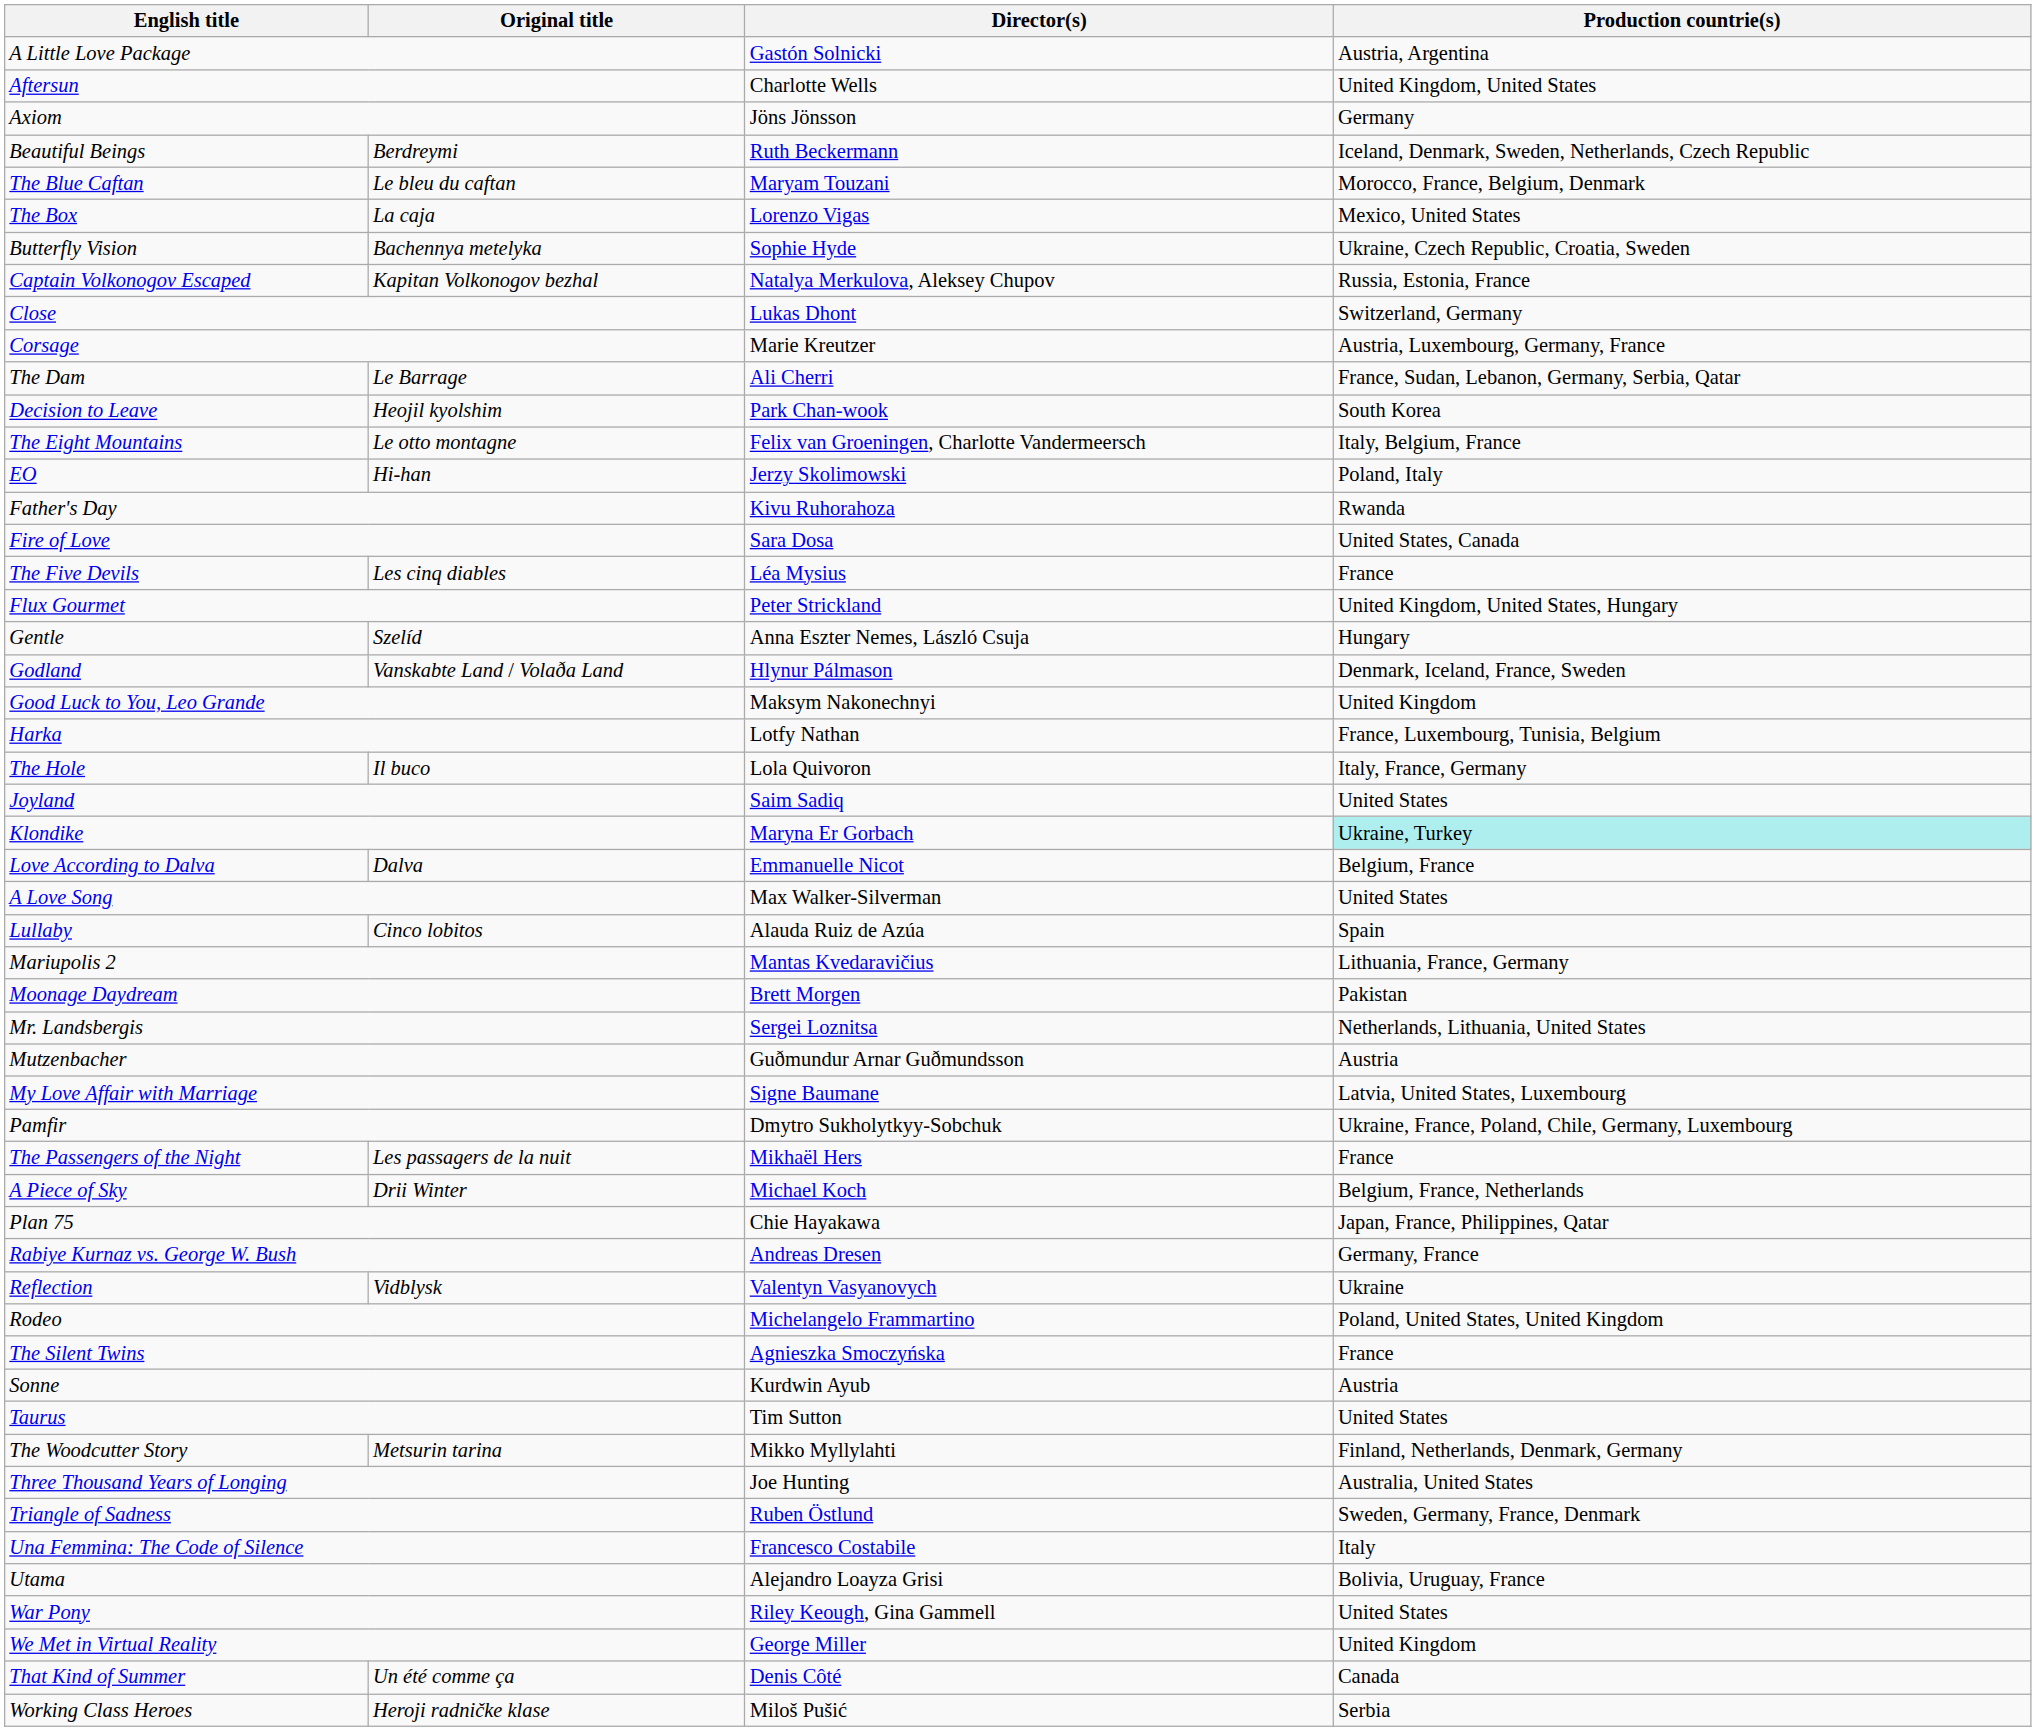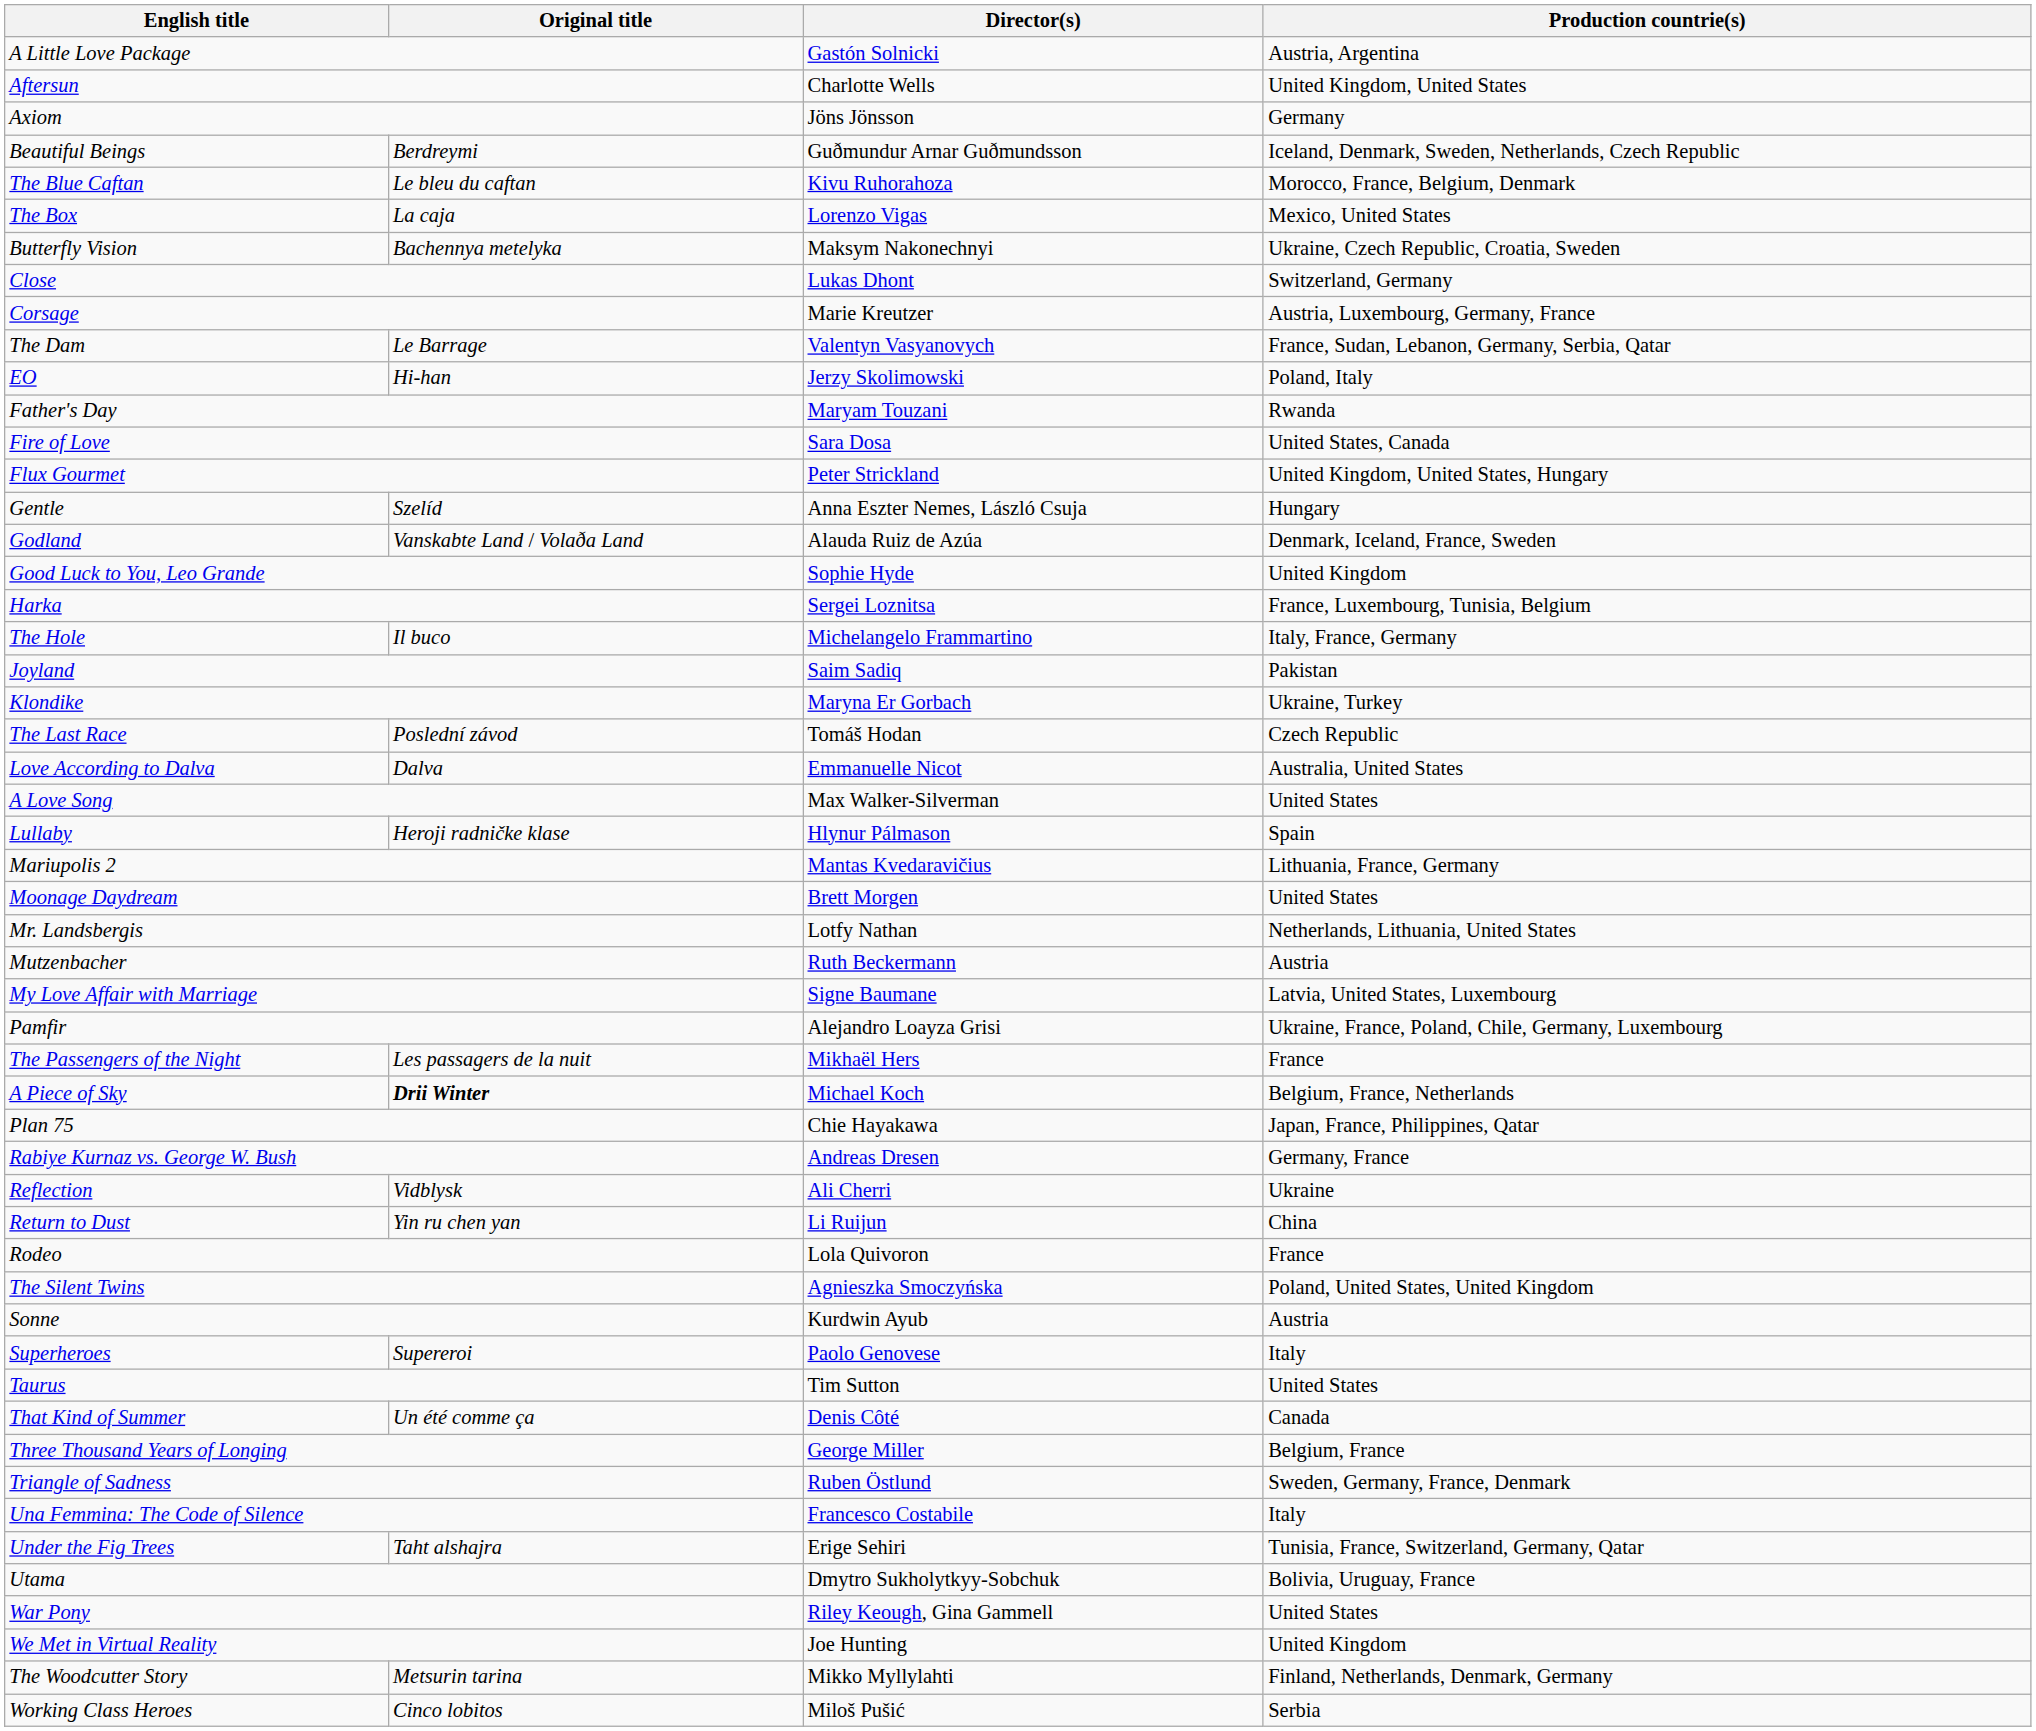(824, 150) Ruth Beckermann -> (945, 150) Guðmundur Arnar Guðmundsson
(820, 183) Maryam Touzani -> (880, 183) Kivu Ruhorahoza
(803, 248) Sophie Hyde -> (901, 248) Maksym Nakonechnyi
- row: (130, 280)
(792, 378) Ali Cherri -> (901, 345) Valentyn Vasyanovych
- row: (83, 410)
- row: (96, 442)
(822, 507) Kivu Ruhorahoza -> (877, 410) Maryam Touzani
- row: (74, 572)
(821, 670) Hlynur Pálmason -> (895, 540) Alauda Ruiz de Azúa
(843, 702) Maksym Nakonechnyi -> (861, 572) Sophie Hyde
(805, 735) Lotfy Nathan -> (871, 605) Sergei Loznitsa
(810, 767) Lola Quivoron -> (920, 637) Michelangelo Frammartino
(1393, 800) United States -> (1303, 670) Pakistan
(1405, 832) paleturquoise background -> (1335, 702) no background
+ row: (68, 735)
(1406, 865) Belgium, France -> (1366, 767) Australia, United States
(428, 930) Cinco lobitos -> (481, 832) Heroji radničke klase
(837, 930) Alauda Ruiz de Azúa -> (879, 832) Hlynur Pálmason
(1373, 995) Pakistan -> (1323, 897) United States
(814, 1027) Sergei Loznitsa -> (862, 930) Lotfy Nathan
(887, 1060) Guðmundur Arnar Guðmundsson -> (882, 962) Ruth Beckermann
(876, 1125) Dmytro Sukholytkyy-Sobchuk -> (904, 1027) Alejandro Loayza Grisi
(420, 1190) normal -> (441, 1092) bold
(843, 1287) Valentyn Vasyanovych -> (849, 1190) Ali Cherri
+ row: (70, 1222)
(862, 1319) Michelangelo Frammartino -> (868, 1254) Lola Quivoron
(1501, 1319) Poland, United States, United Kingdom -> (1296, 1254) France
(1366, 1352) France -> (1431, 1287) Poland, United States, United Kingdom
+ row: (60, 1352)
rows swapped: (97, 1677) <-> (98, 1449)
(800, 1482) Joe Hunting -> (866, 1449) George Miller
(1436, 1482) Australia, United States -> (1336, 1449) Belgium, France
+ row: (92, 1547)
(846, 1579) Alejandro Loayza Grisi -> (934, 1579) Dmytro Sukholytkyy-Sobchuk
(808, 1644) George Miller -> (857, 1644) Joe Hunting
(461, 1709) Heroji radničke klase -> (448, 1709) Cinco lobitos
